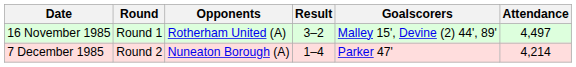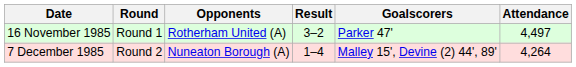(417, 33) Malley 15', Devine (2) 44', 89' -> (365, 33) Parker 47'
(365, 52) Parker 47' -> (417, 52) Malley 15', Devine (2) 44', 89'
(536, 52) 4,214 -> (536, 52) 4,264
